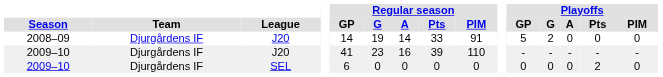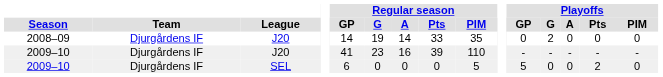(476, 38) 91 -> (476, 38) 35
(523, 38) 5 -> (523, 38) 0
(476, 66) 0 -> (476, 66) 5
(523, 66) 0 -> (523, 66) 5
